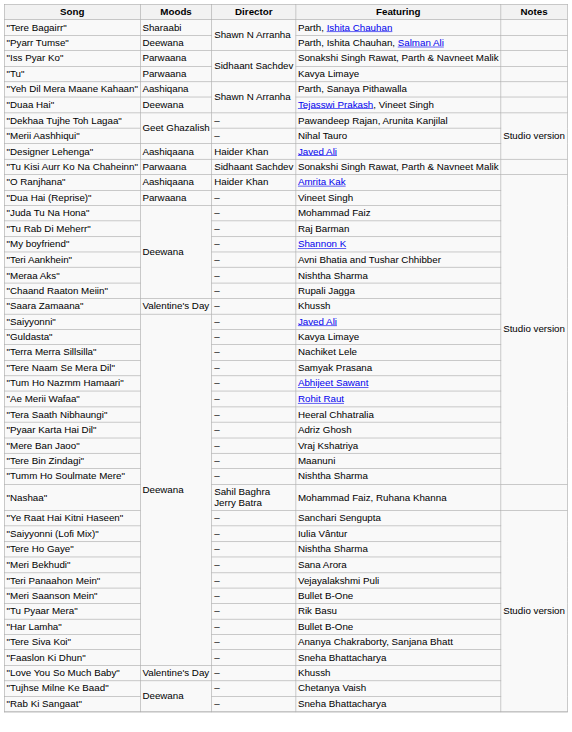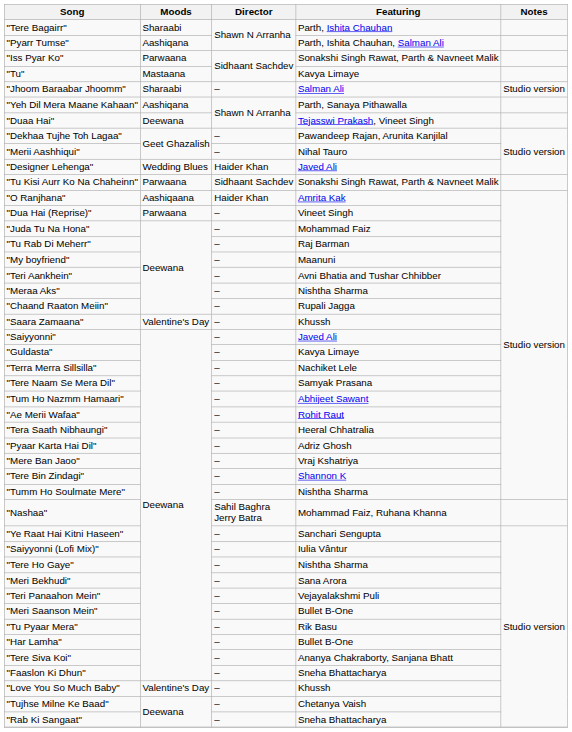(163, 43) Deewana -> (165, 43) Aashiqana
(164, 74) Parwaana -> (164, 74) Mastaana
+ row: (66, 89)
(168, 151) Aashiqaana -> (175, 167) Wedding Blues
(322, 244) Shannon K -> (317, 259) Maanuni
(317, 461) Maanuni -> (322, 476) Shannon K
